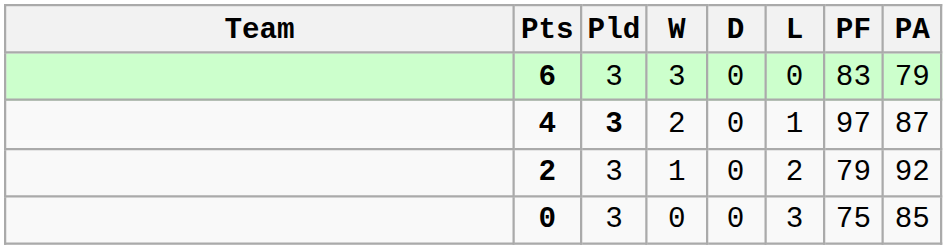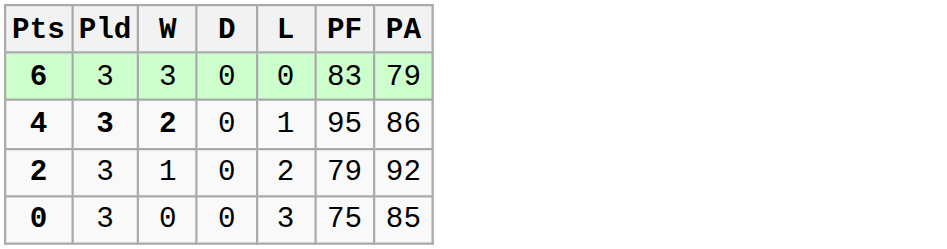- column: (260, 29)
(677, 124) normal -> (168, 124) bold
(853, 124) 97 -> (345, 124) 95
(912, 124) 87 -> (403, 124) 86
